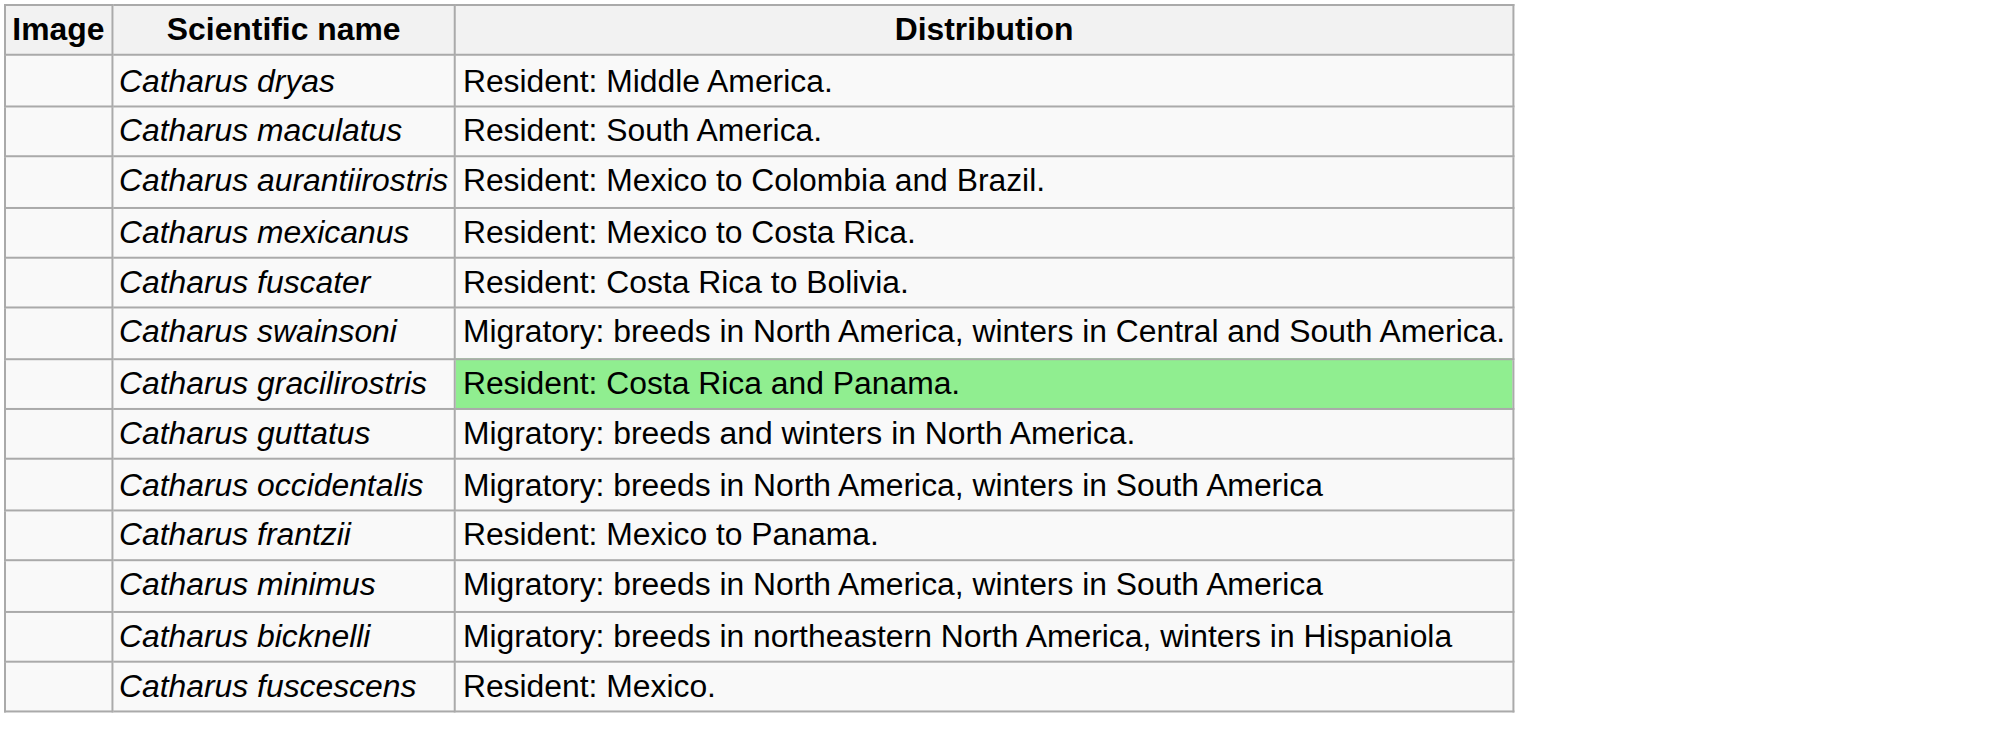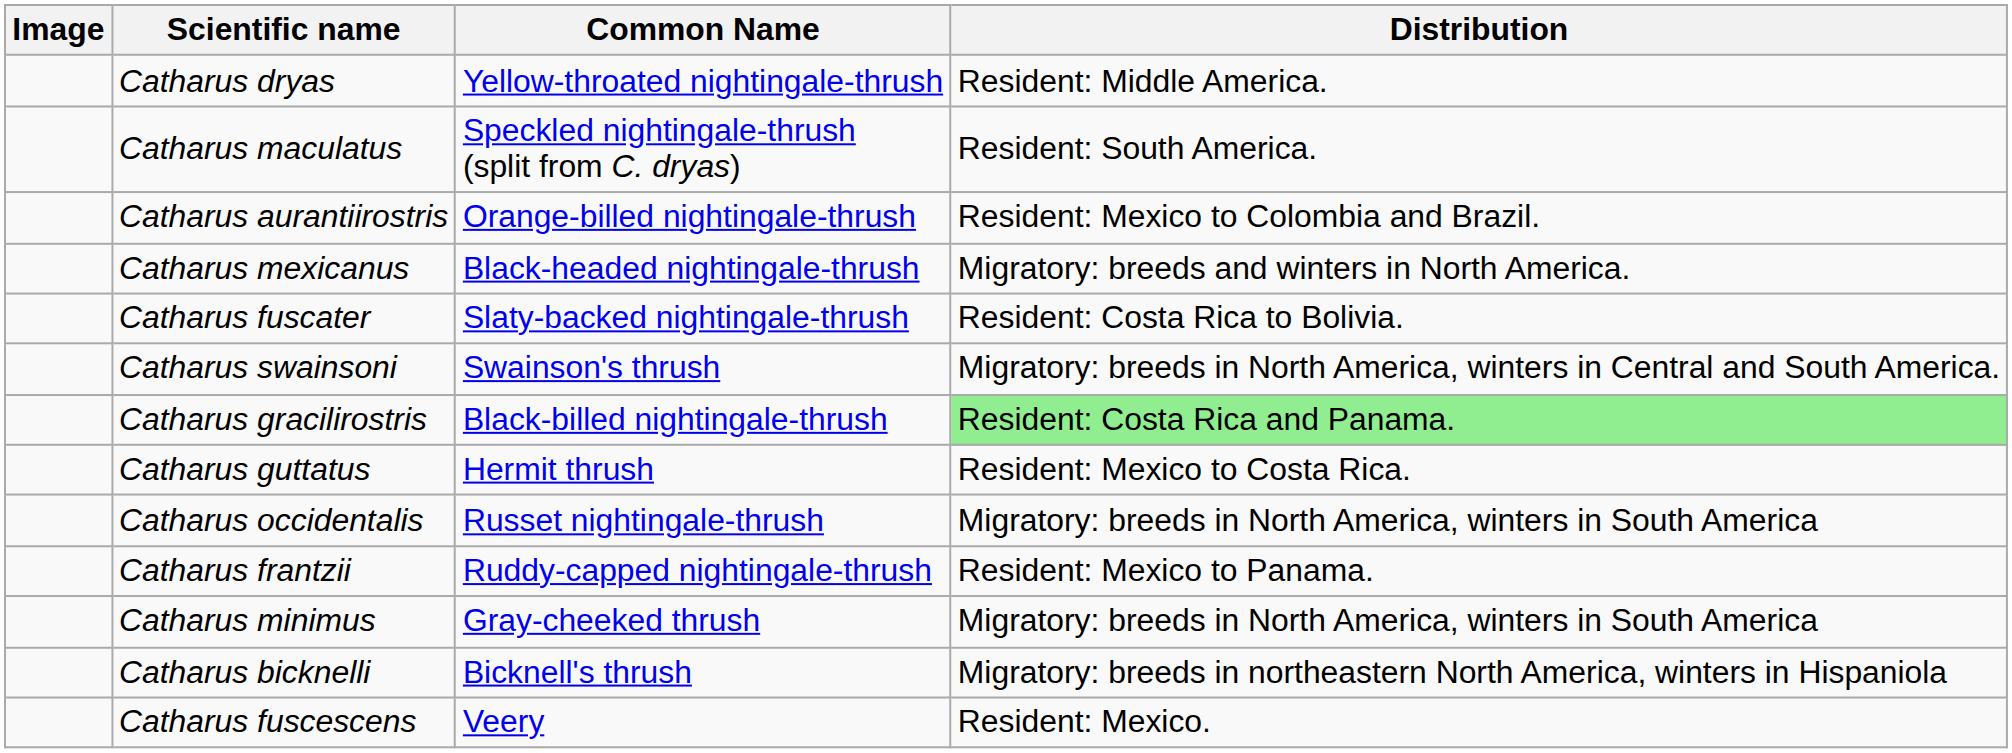+ column: (703, 29)
(689, 231) Resident: Mexico to Costa Rica. -> (1294, 267) Migratory: breeds and winters in North America.
(799, 433) Migratory: breeds and winters in North America. -> (1184, 469) Resident: Mexico to Costa Rica.
